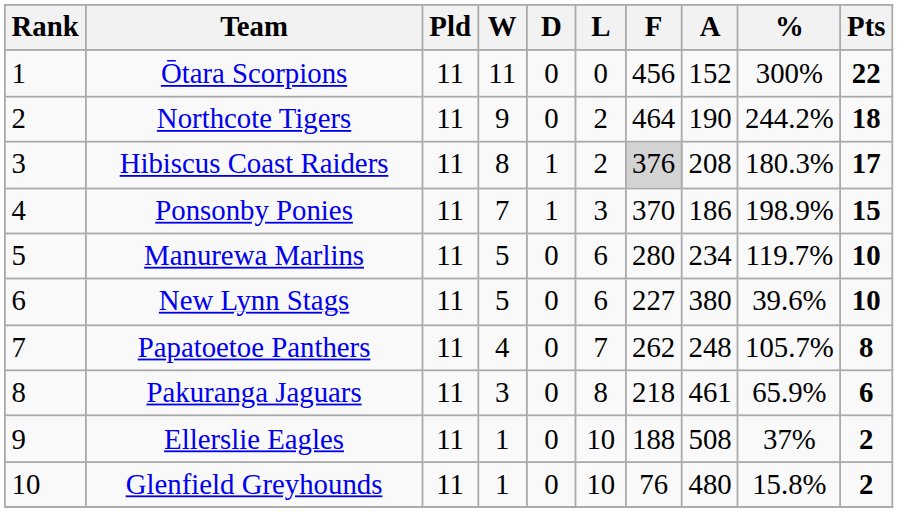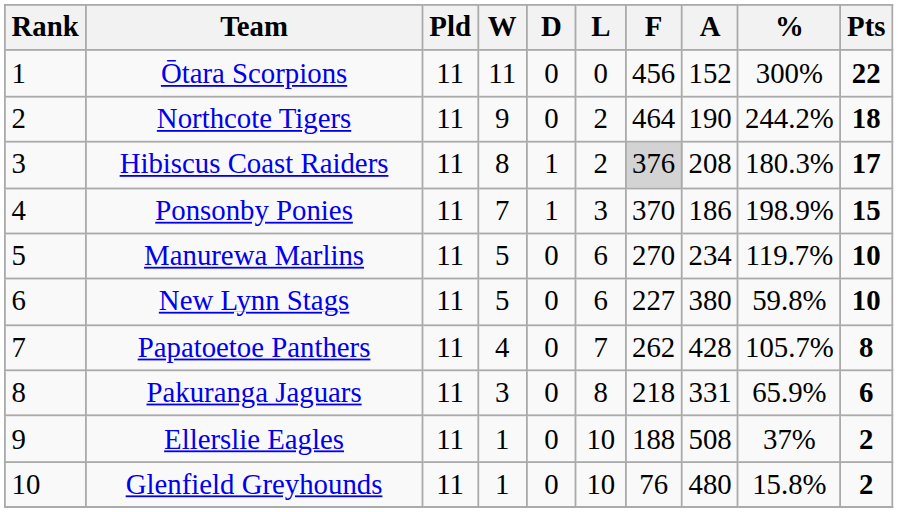(654, 255) 280 -> (654, 255) 270
(789, 301) 39.6% -> (789, 301) 59.8%
(710, 347) 248 -> (710, 347) 428
(710, 392) 461 -> (710, 392) 331
